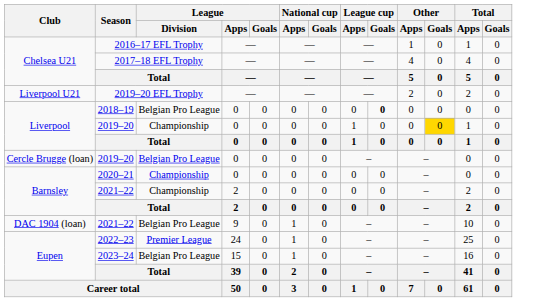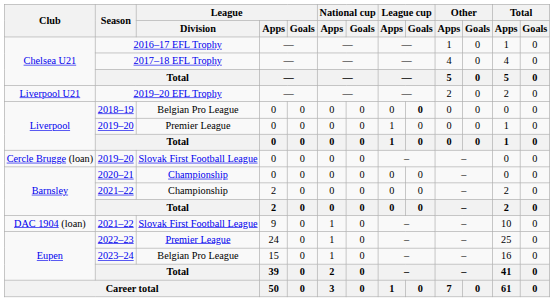(179, 126) Championship -> (198, 126) Premier League
(440, 126) gold background -> (478, 126) no background
(179, 158) Belgian Pro League -> (198, 158) Slovak First Football League
(179, 223) Belgian Pro League -> (198, 223) Slovak First Football League
